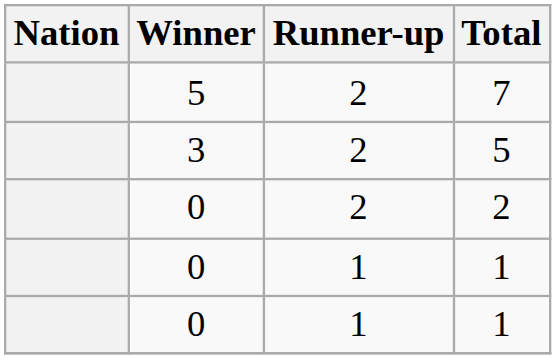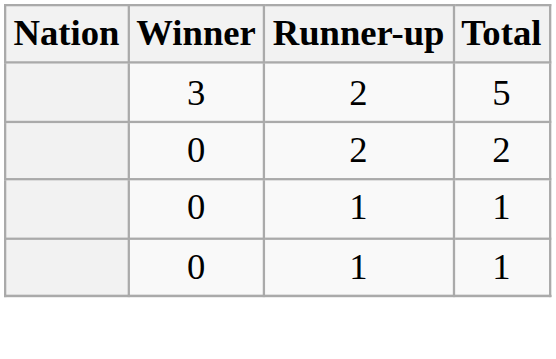- row: (196, 91)
